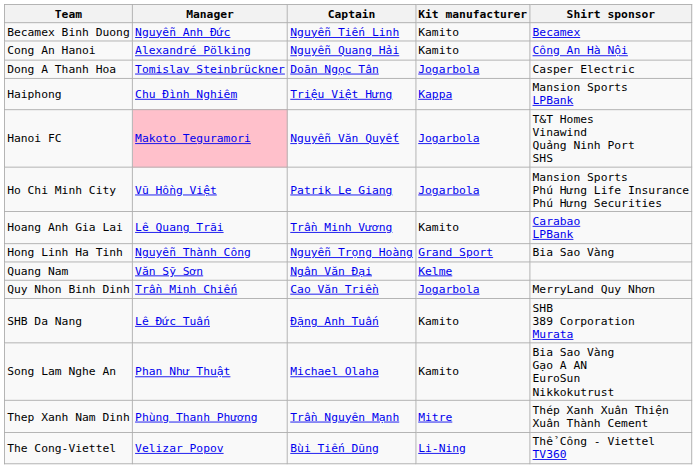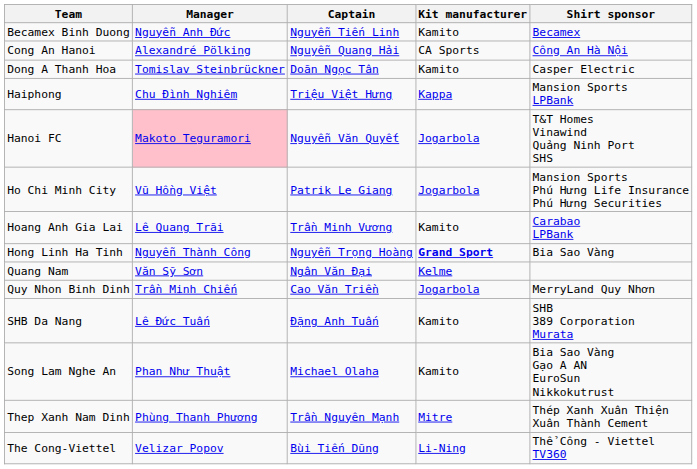(439, 51) Kamito -> (449, 51) CA Sports
(449, 69) Jogarbola -> (439, 69) Kamito
(456, 252) normal -> (456, 252) bold
